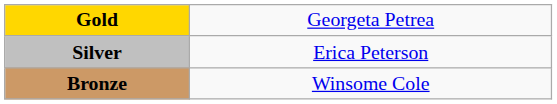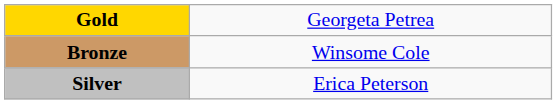rows swapped: (97, 51) <-> (97, 83)
